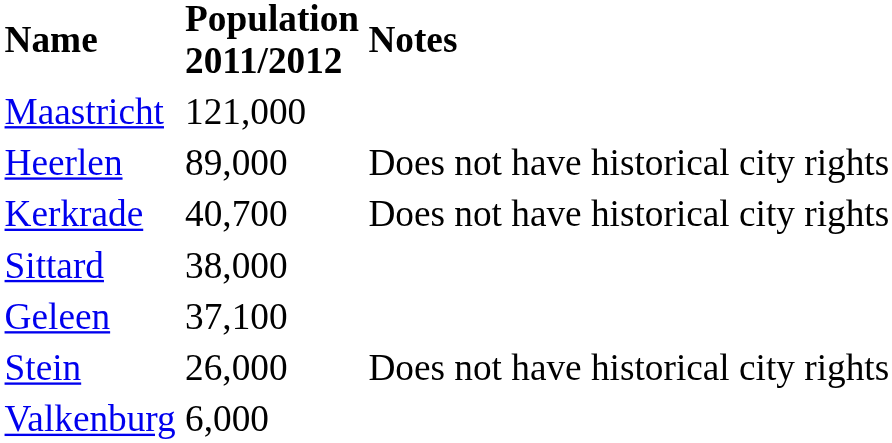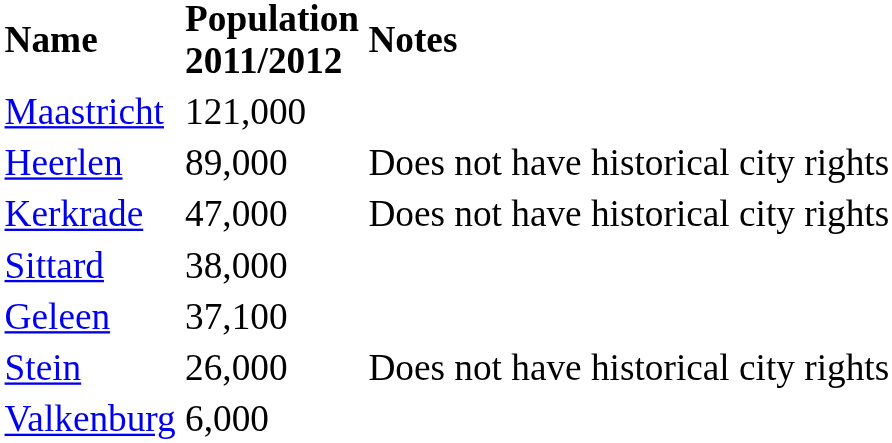(236, 214) 40,700 -> (236, 214) 47,000
